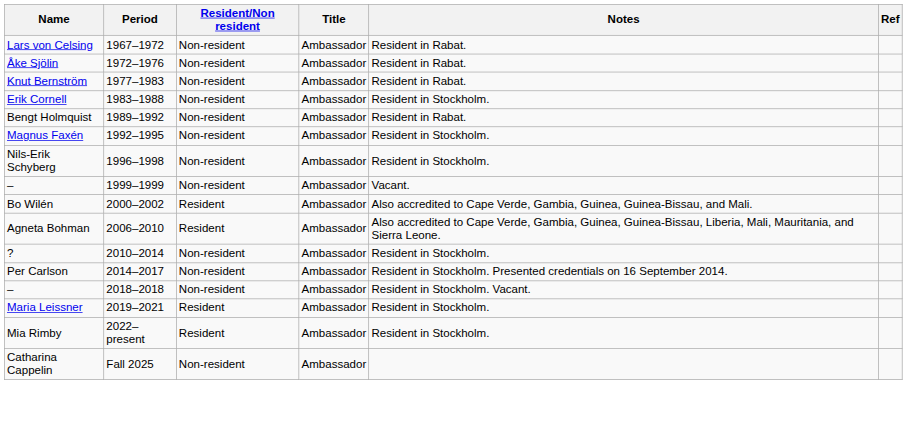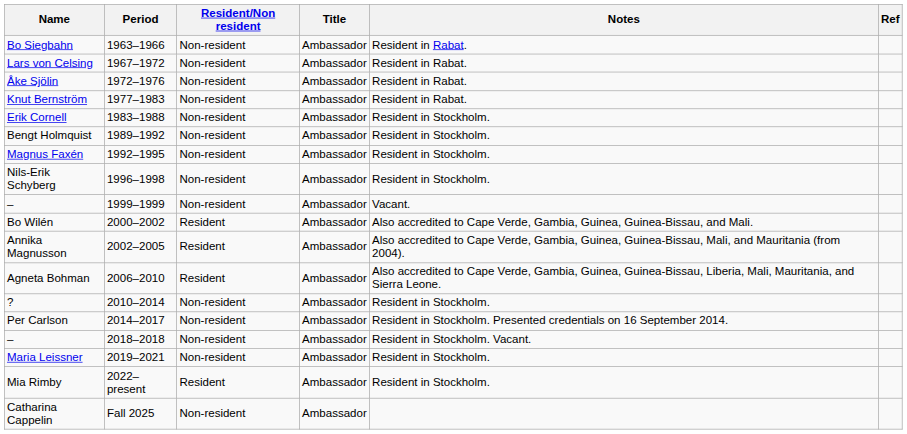+ row: (40, 44)
(419, 117) Resident in Rabat. -> (431, 136) Resident in Stockholm.
+ row: (37, 247)
(202, 308) Resident -> (212, 357) Non-resident
